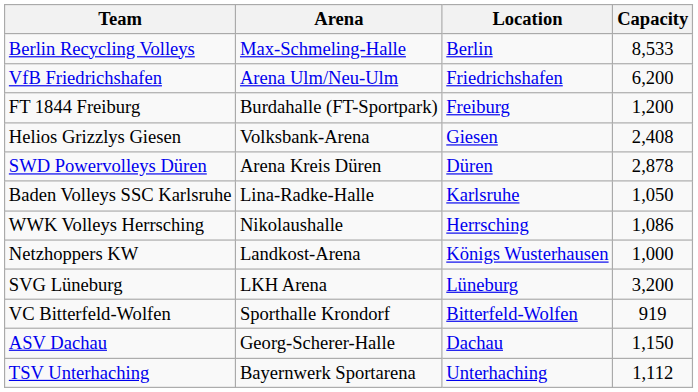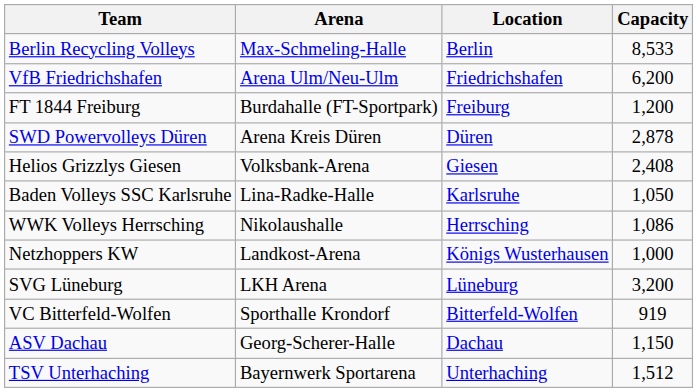rows swapped: (95, 136) <-> (108, 166)
(653, 372) 1,112 -> (653, 372) 1,512
